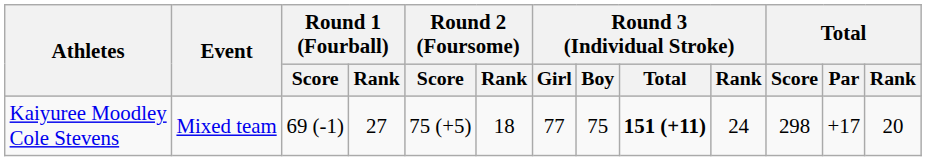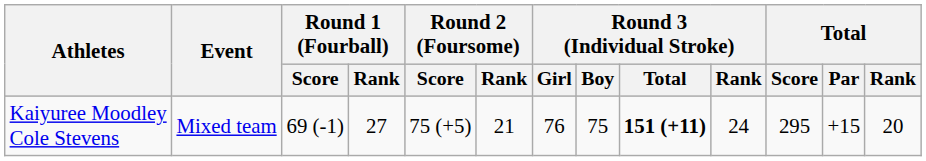(504, 126) 18 -> (504, 126) 21
(554, 126) 77 -> (554, 126) 76
(795, 126) 298 -> (795, 126) 295
(844, 126) +17 -> (844, 126) +15
